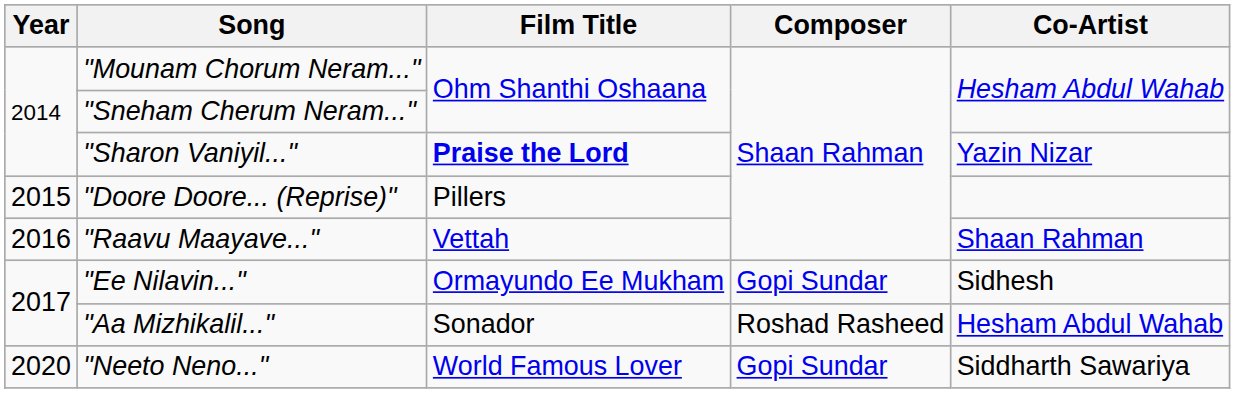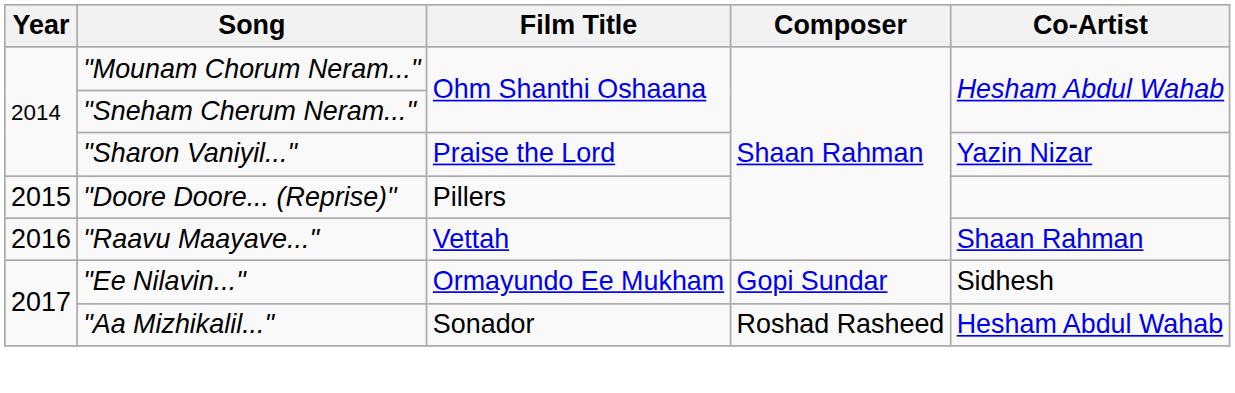(531, 153) bold -> (524, 153) normal
- row: (176, 366)
